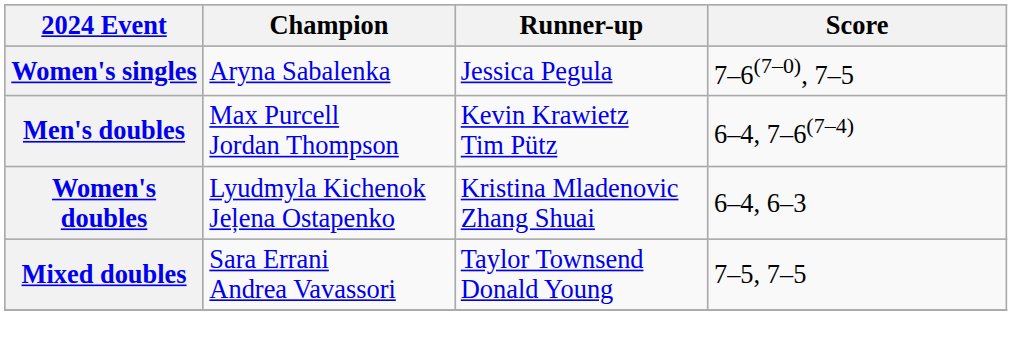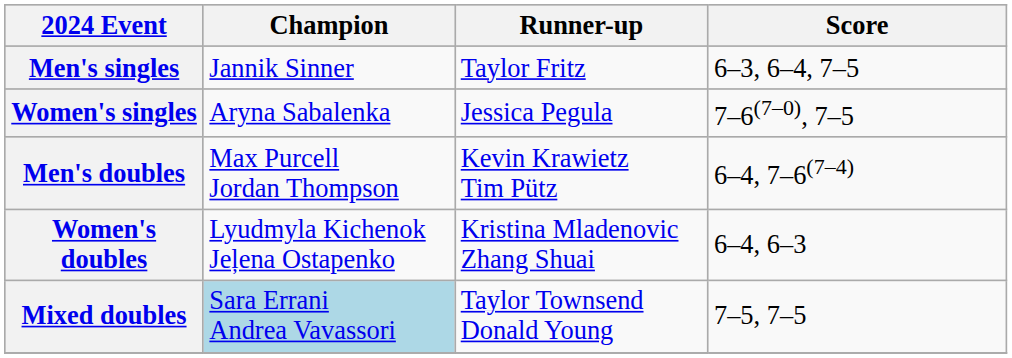+ row: (104, 67)
(303, 274) no background -> (303, 316) lightblue background
